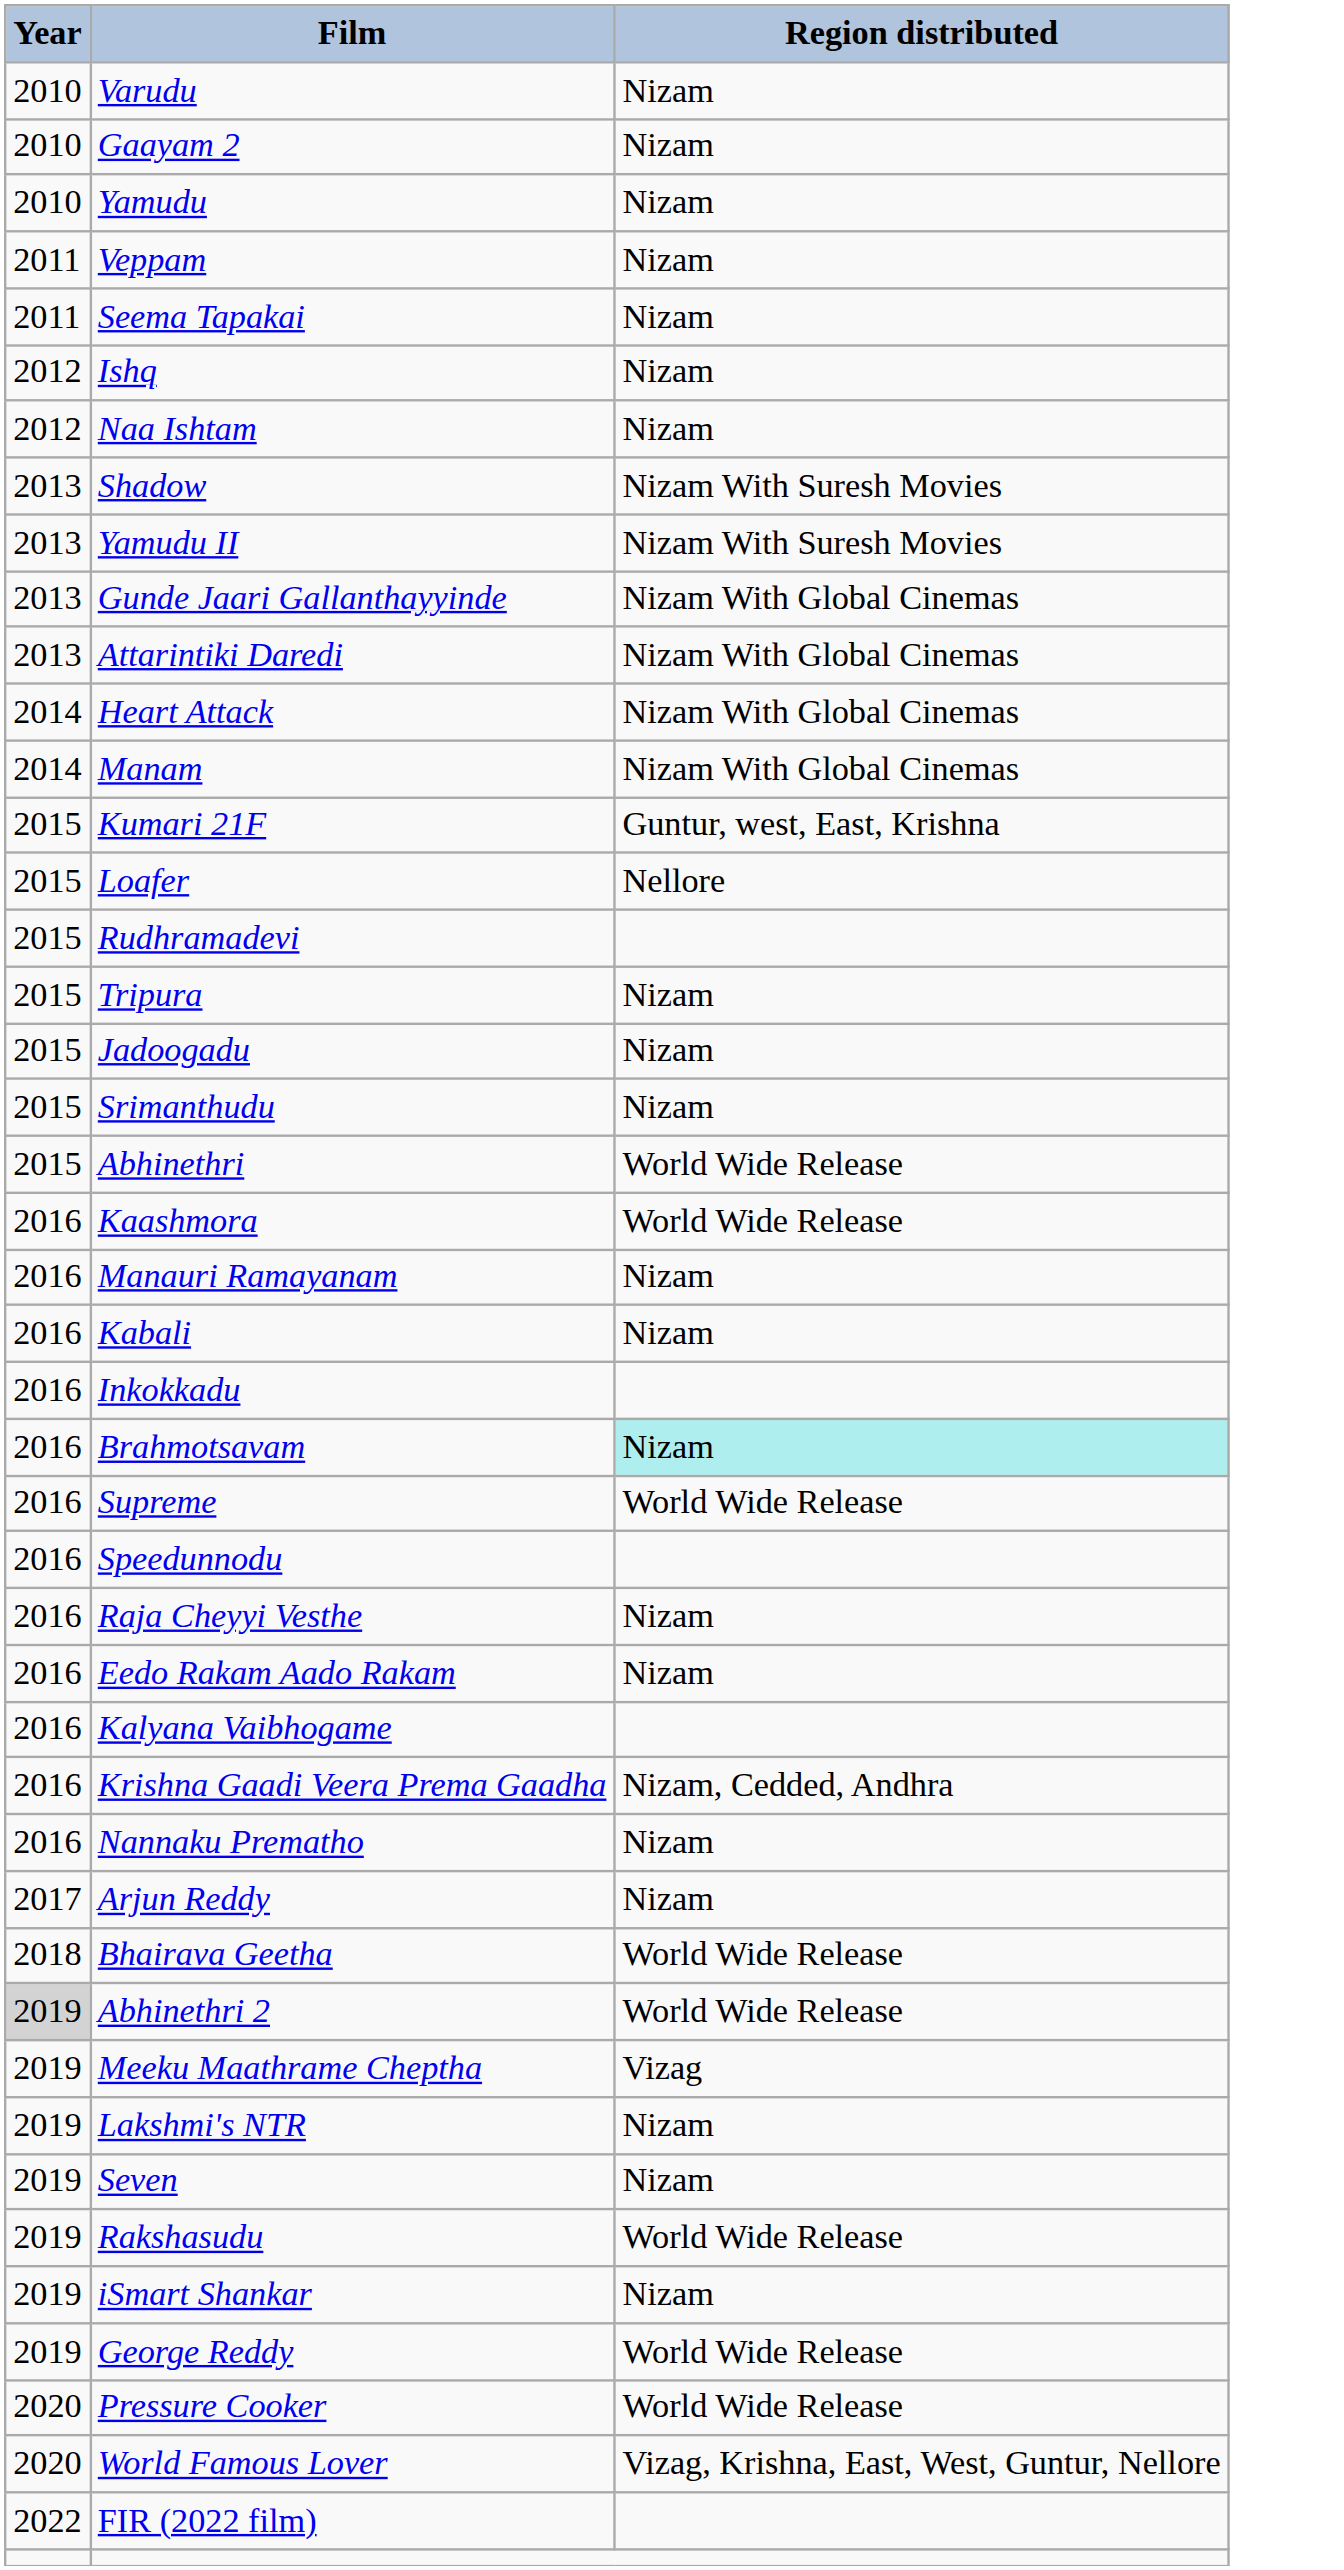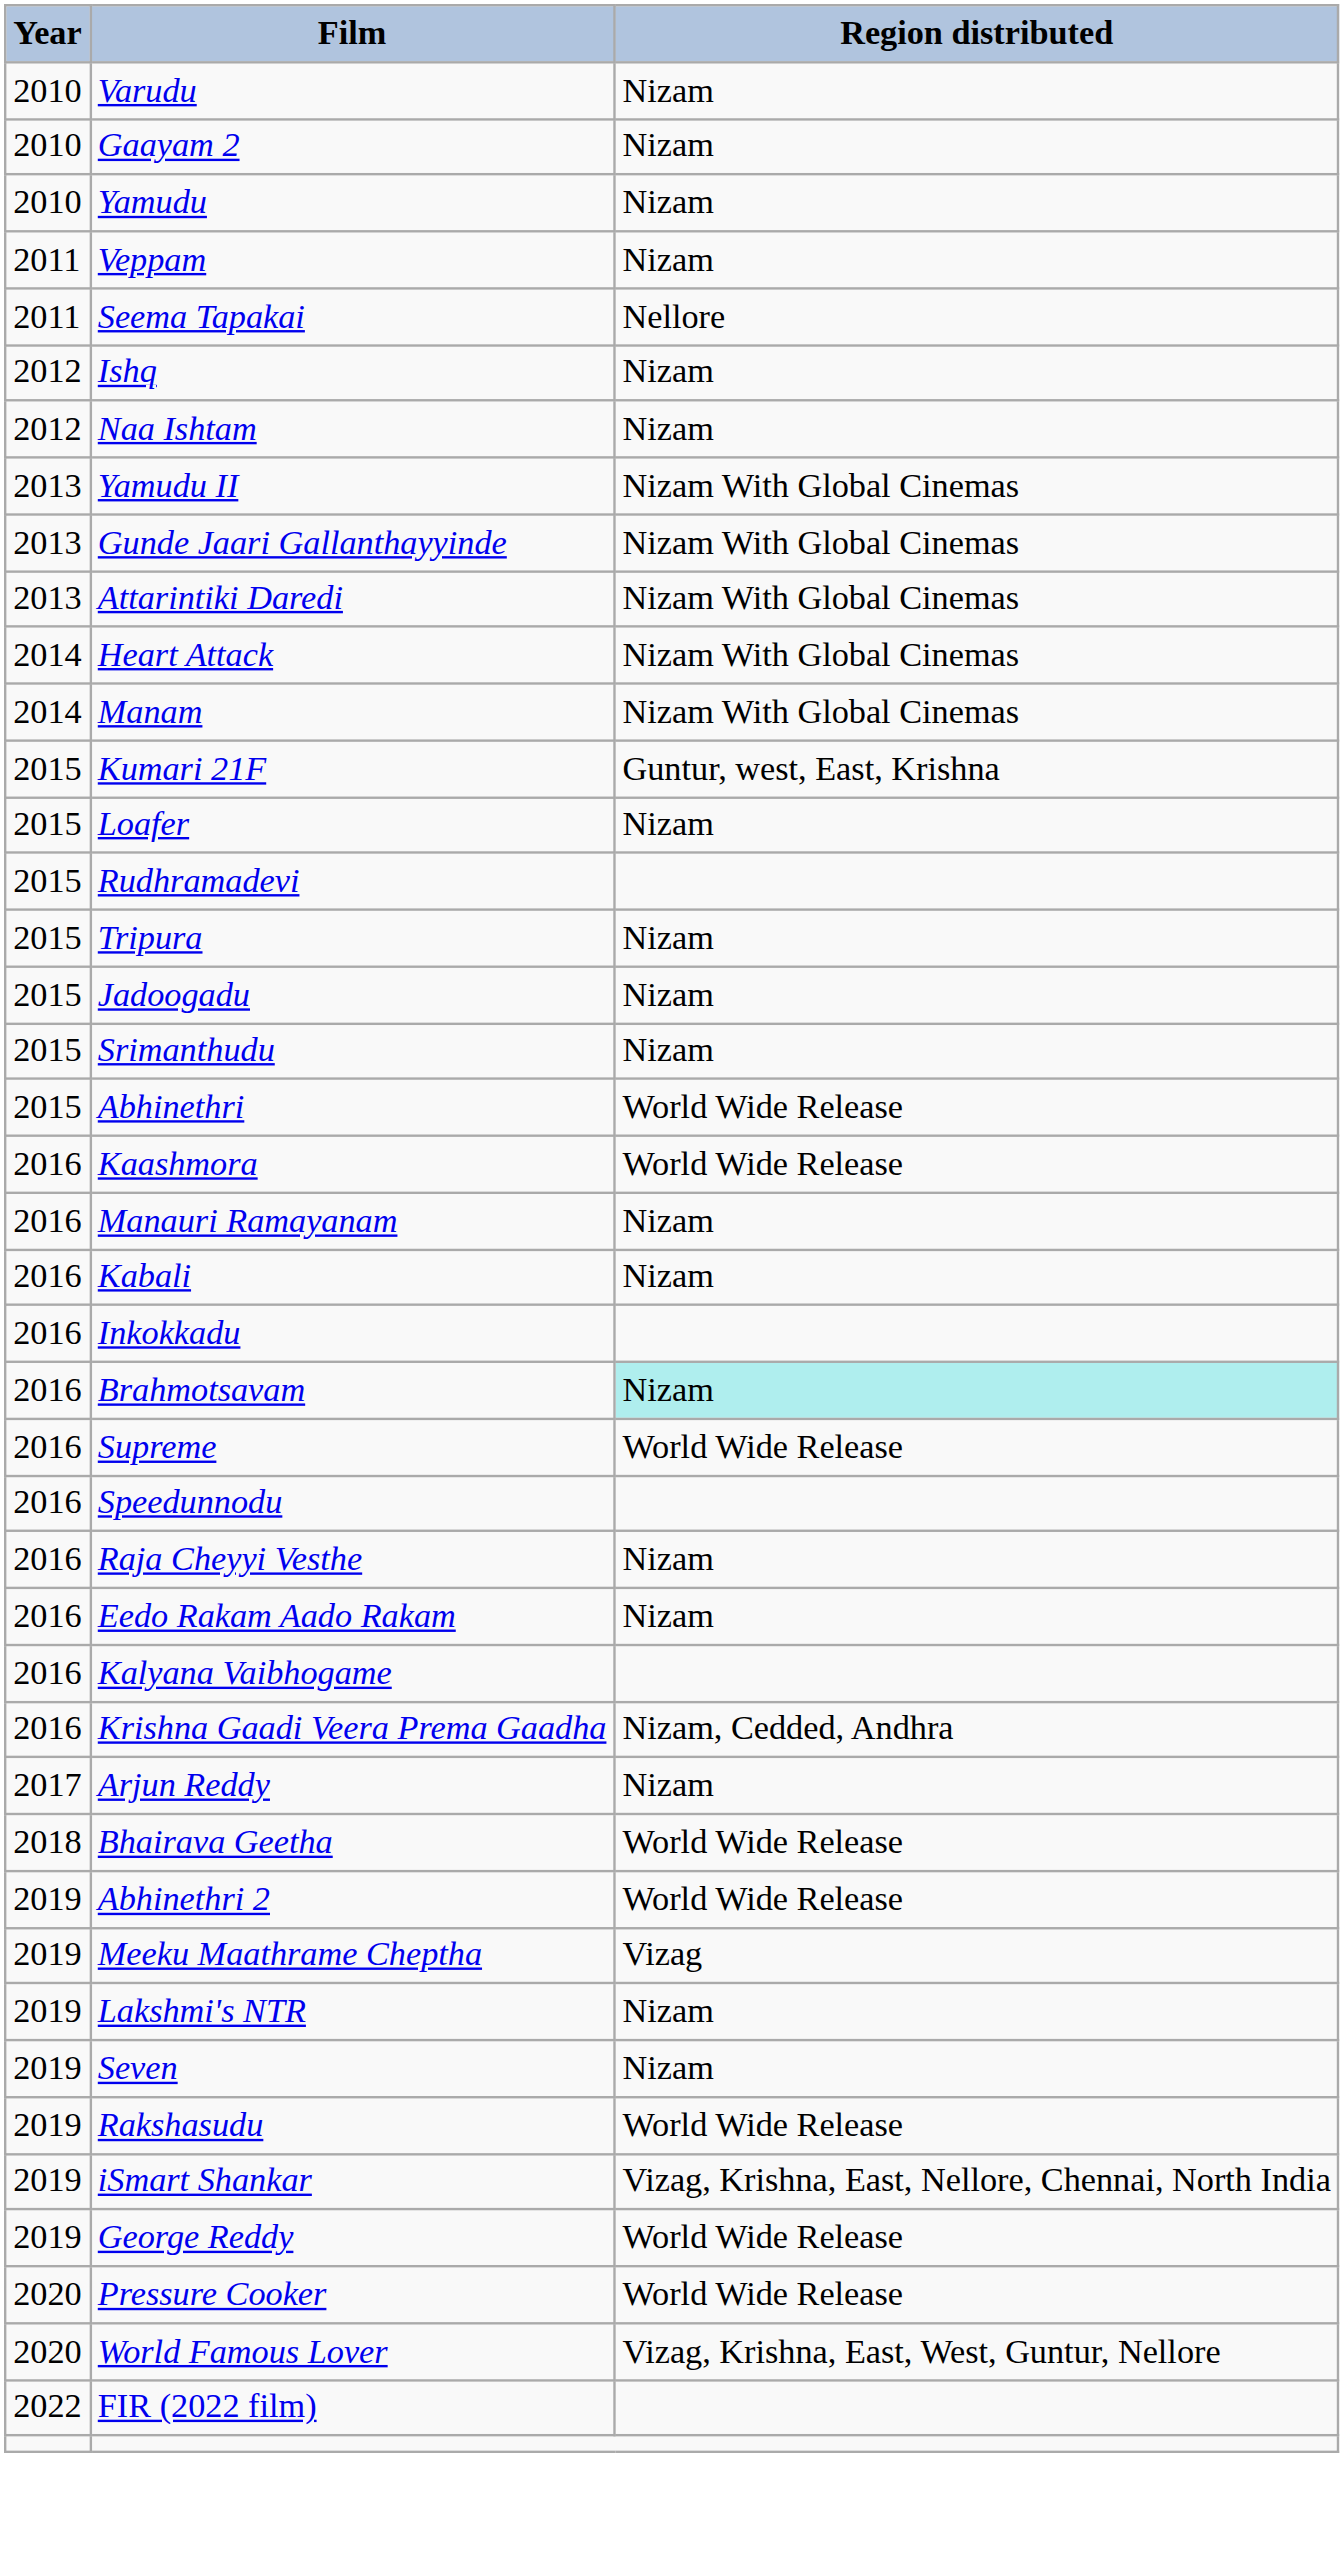(668, 315) Nizam -> (674, 315) Nellore
- row: (152, 485)
(812, 541) Nizam With Suresh Movies -> (821, 485) Nizam With Global Cinemas
(674, 881) Nellore -> (668, 824) Nizam
- row: (231, 1841)
(47, 2011) lightgrey background -> (47, 1898) no background
(668, 2294) Nizam -> (977, 2181) Vizag, Krishna, East, Nellore, Chennai, North India
